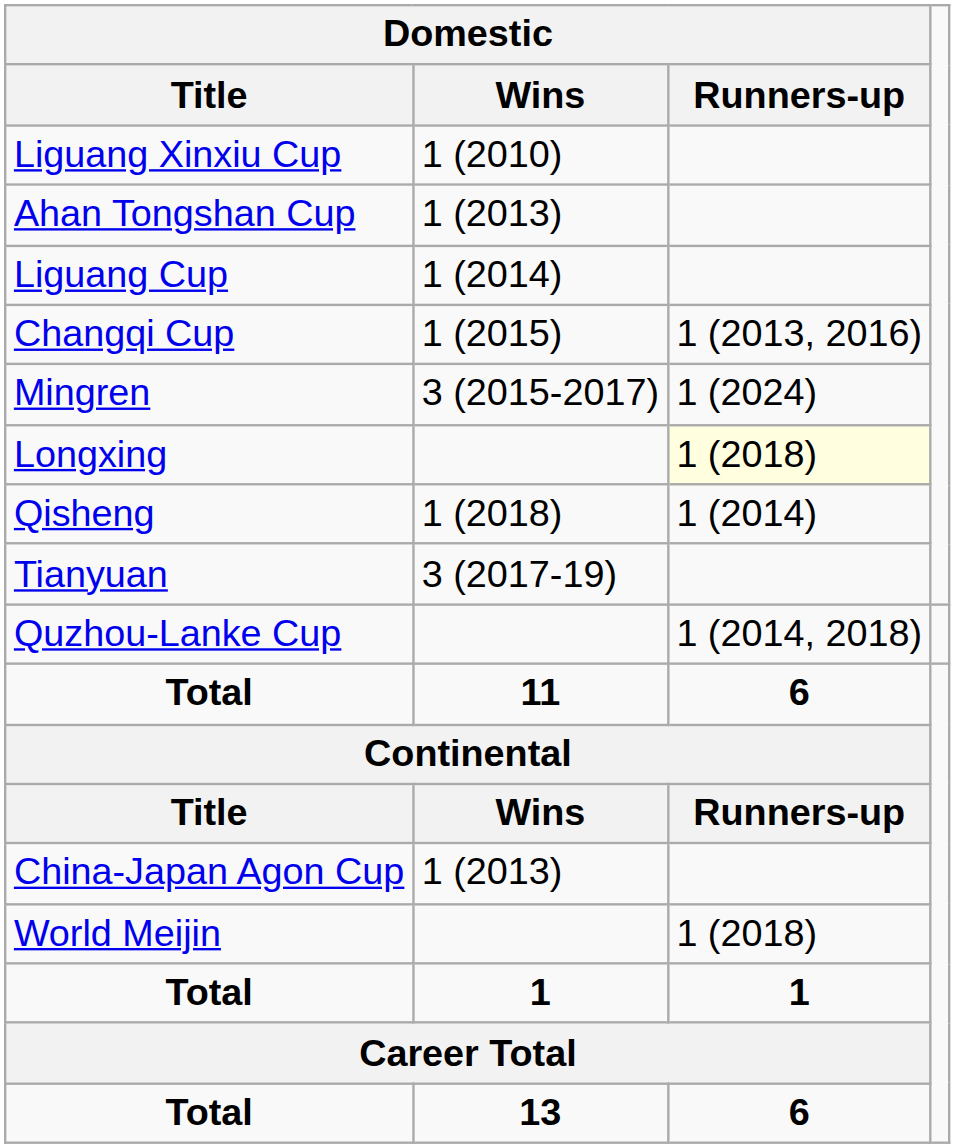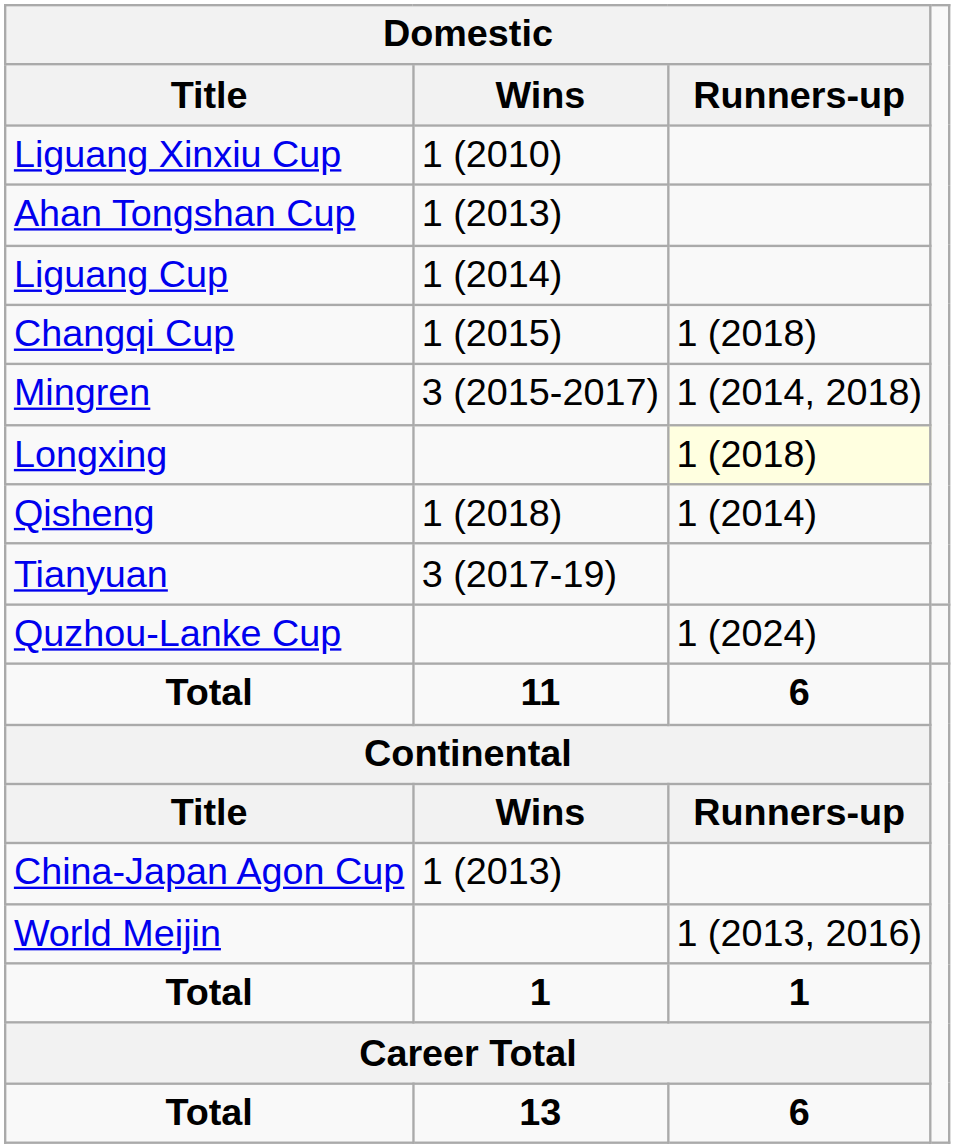(799, 333) 1 (2013, 2016) -> (747, 333) 1 (2018)
(747, 393) 1 (2024) -> (799, 393) 1 (2014, 2018)
(799, 633) 1 (2014, 2018) -> (747, 633) 1 (2024)
(747, 932) 1 (2018) -> (799, 932) 1 (2013, 2016)
